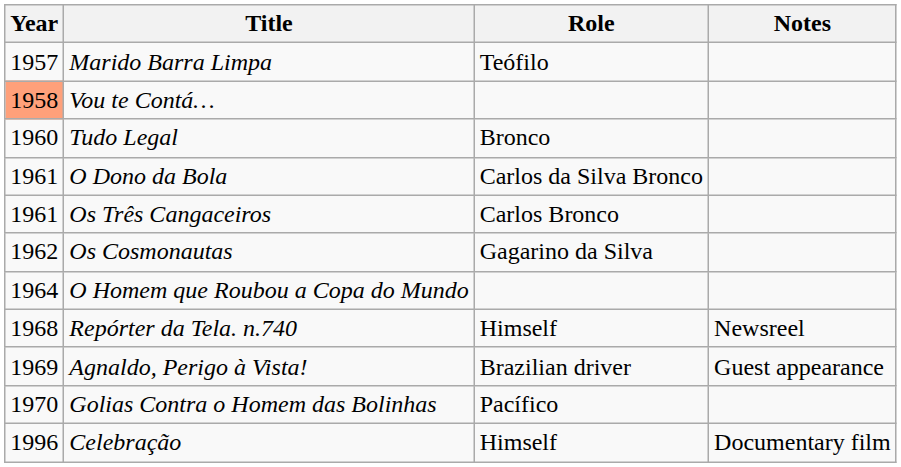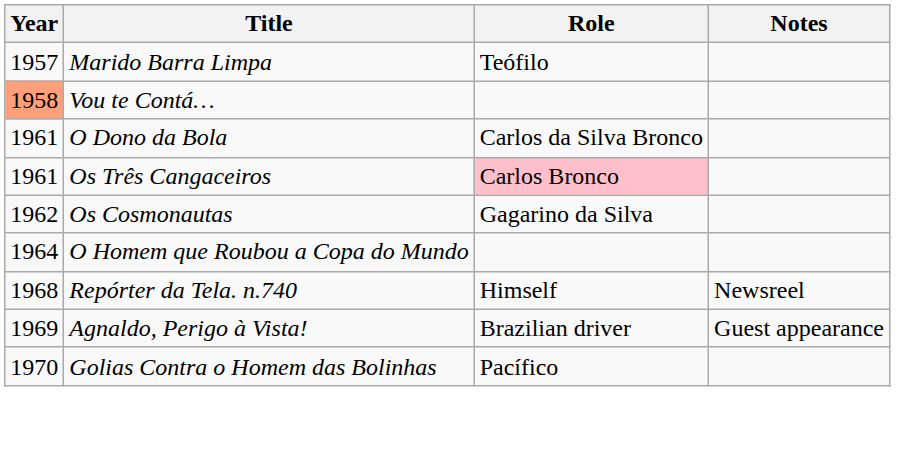- row: (124, 137)
(549, 213) no background -> (549, 175) pink background
- row: (125, 442)
